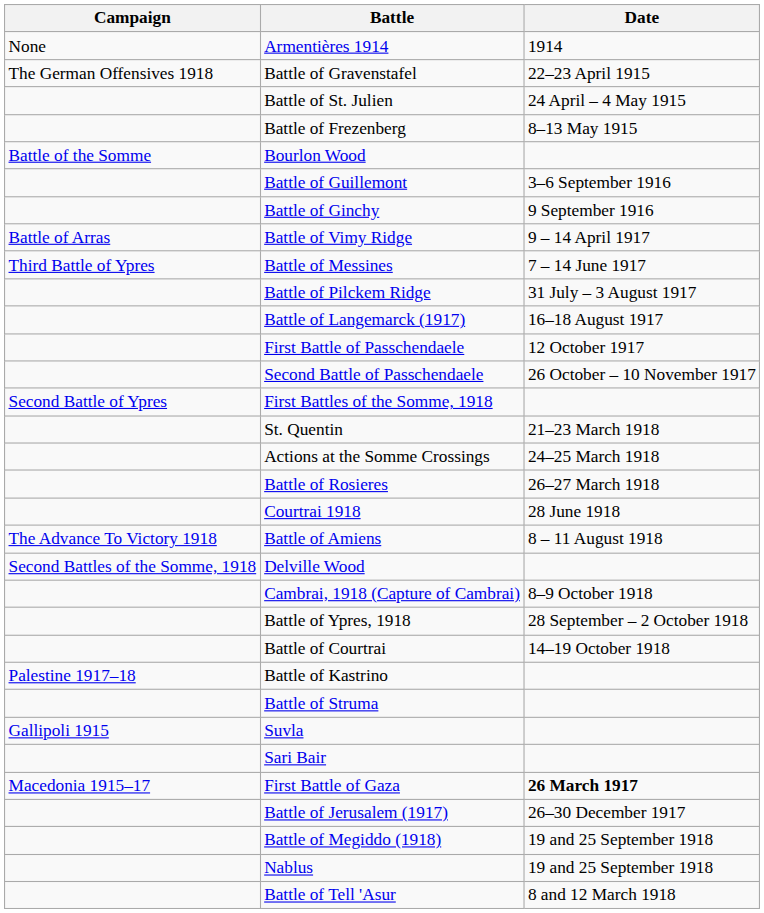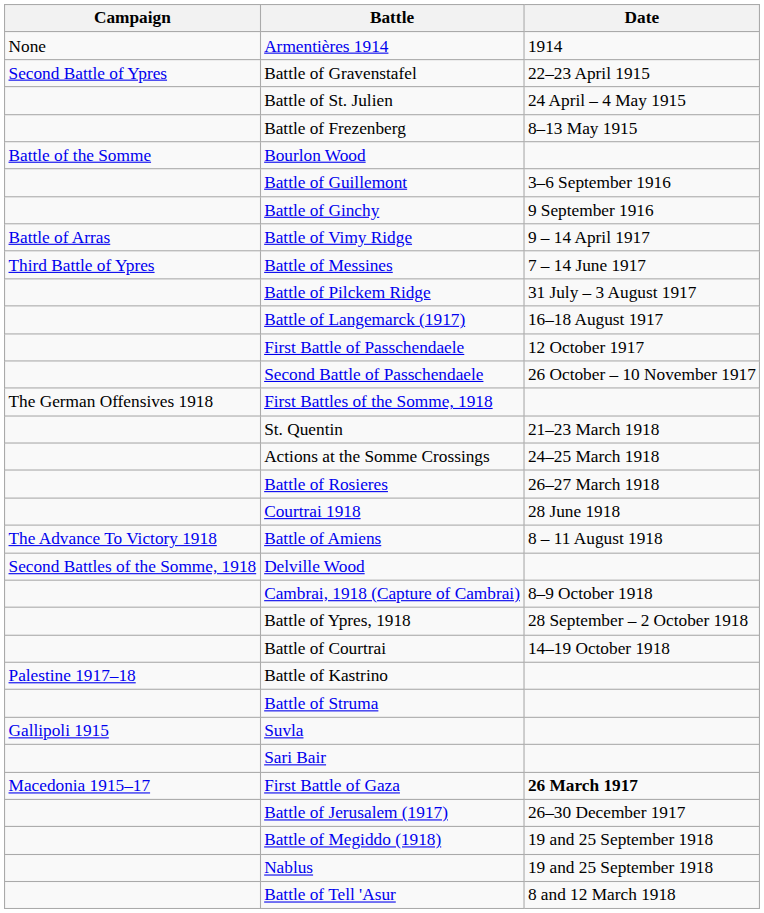(111, 73) The German Offensives 1918 -> (88, 73) Second Battle of Ypres
(88, 401) Second Battle of Ypres -> (111, 401) The German Offensives 1918
